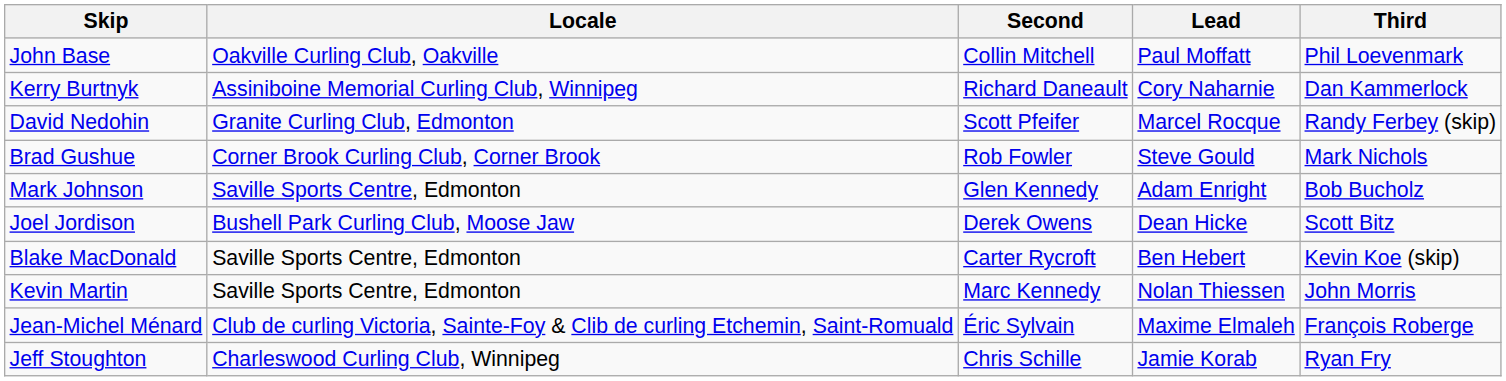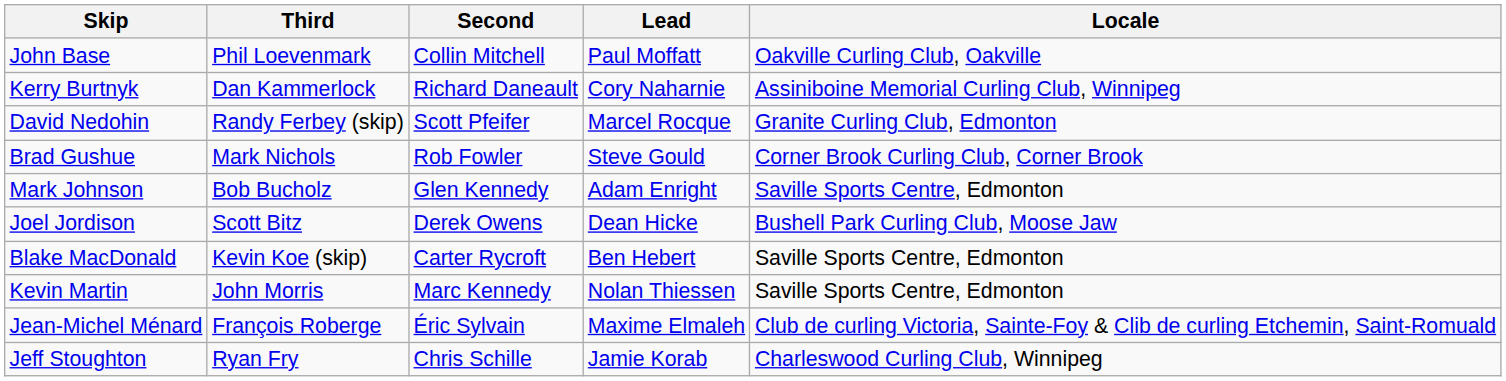columns swapped: (1400, 21) <-> (583, 21)
